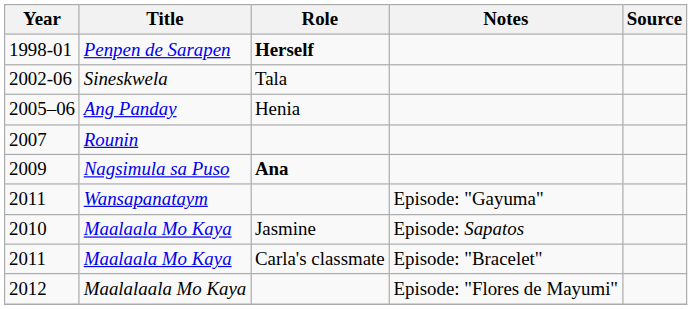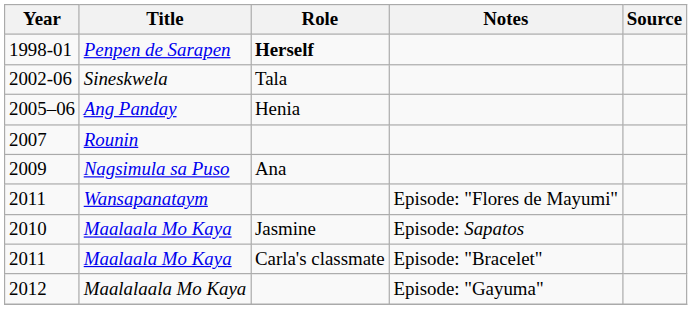(272, 169) bold -> (271, 169) normal
(469, 199) Episode: "Gayuma" -> (506, 199) Episode: "Flores de Mayumi"
(506, 288) Episode: "Flores de Mayumi" -> (469, 288) Episode: "Gayuma"
